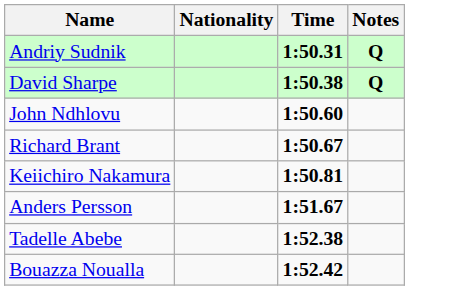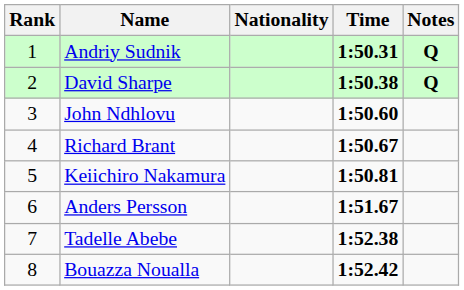+ column: (32, 20)
